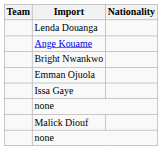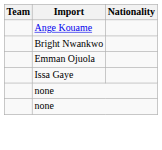- row: (66, 28)
- row: (61, 122)
